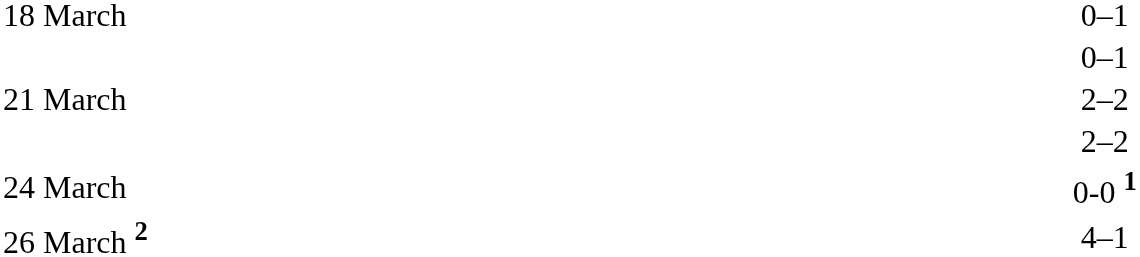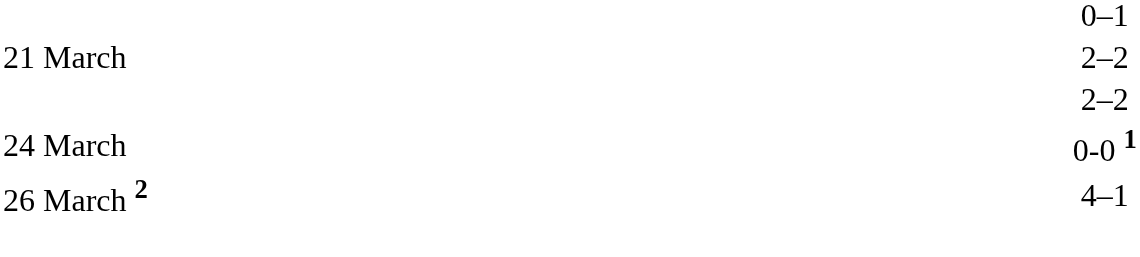- row: (65, 15)
